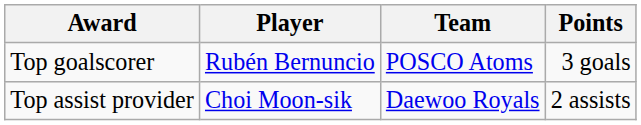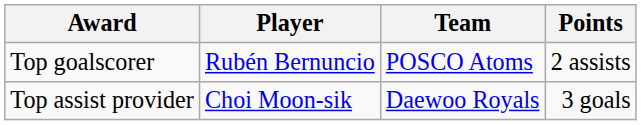(596, 61) 3 goals -> (591, 61) 2 assists
(591, 100) 2 assists -> (596, 100) 3 goals
